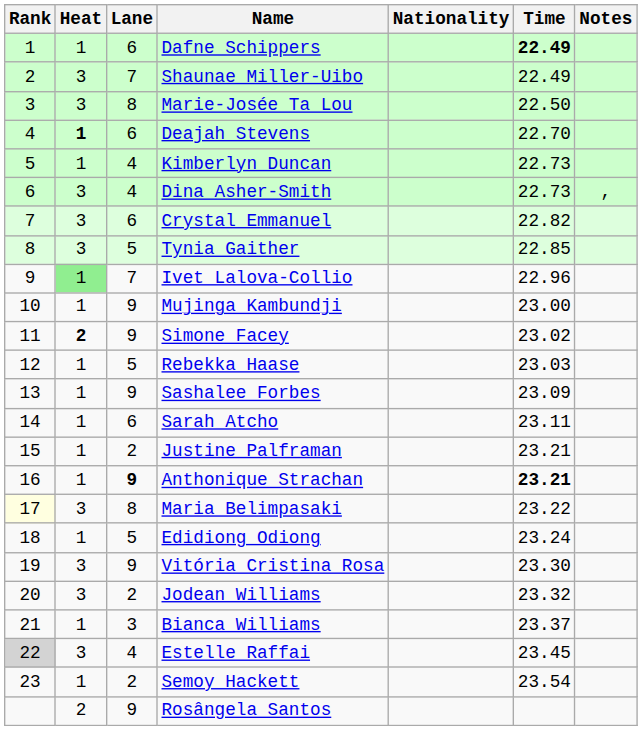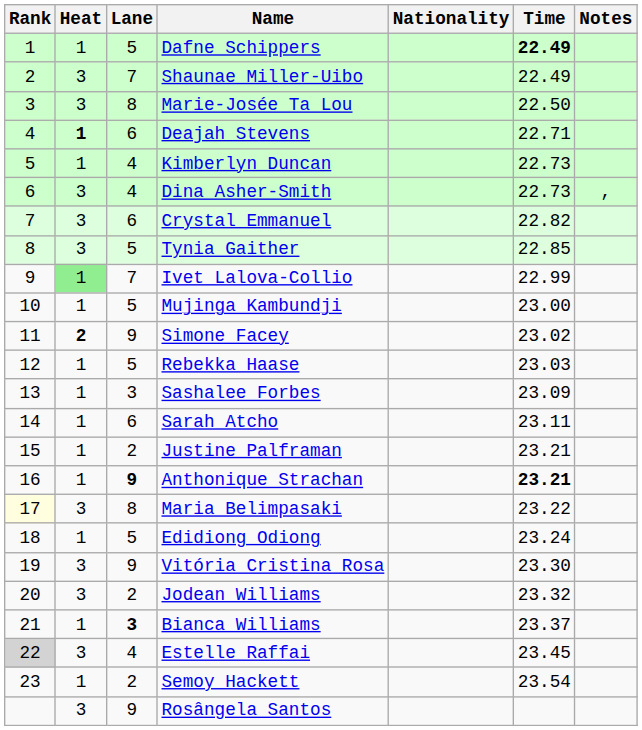(132, 48) 6 -> (132, 48) 5
(544, 134) 22.70 -> (544, 134) 22.71
(544, 278) 22.96 -> (544, 278) 22.99
(132, 307) 9 -> (132, 307) 5
(132, 394) 9 -> (132, 394) 3
(132, 624) normal -> (132, 624) bold
(81, 711) 2 -> (81, 711) 3
